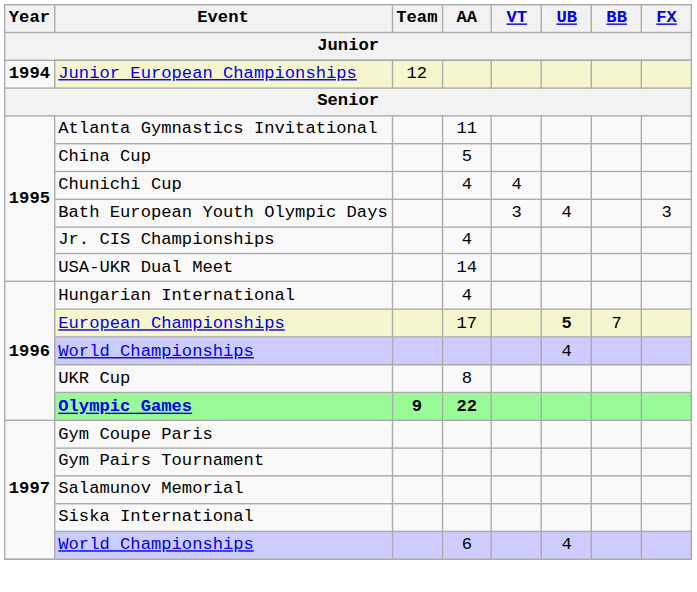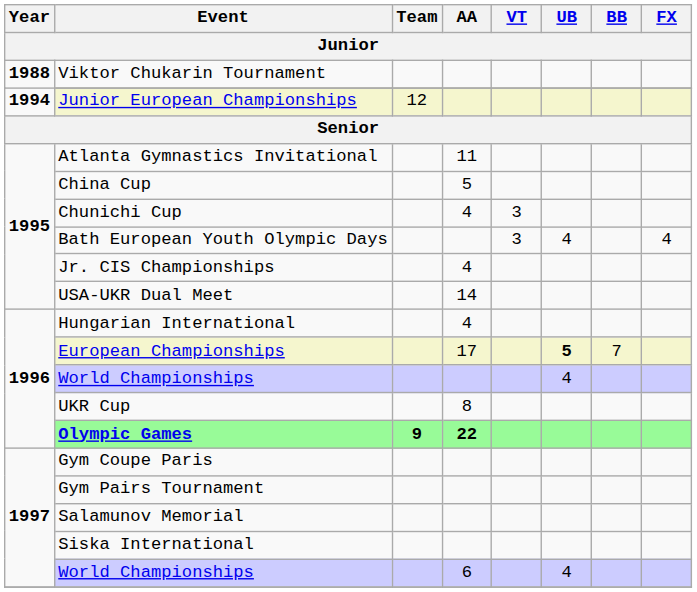+ row: (192, 74)
(517, 185) 4 -> (517, 213) 3
(667, 213) 3 -> (667, 241) 4
